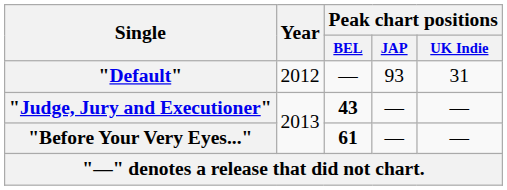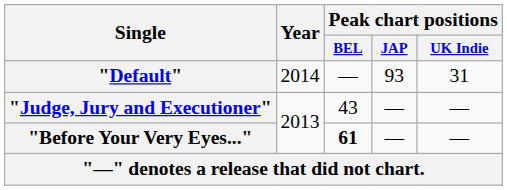(300, 76) 2012 -> (300, 76) 2014
(348, 107) bold -> (348, 107) normal
